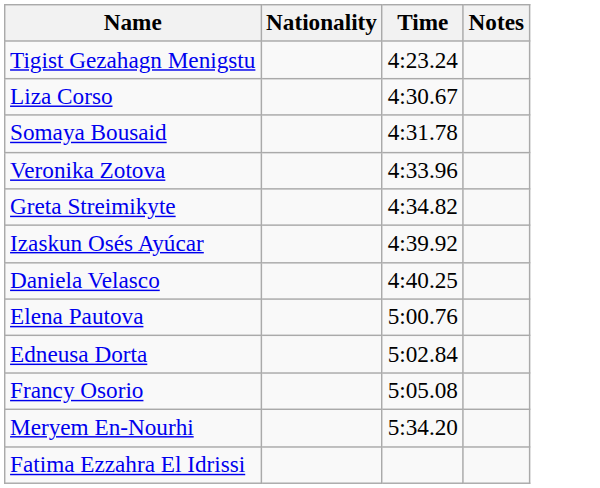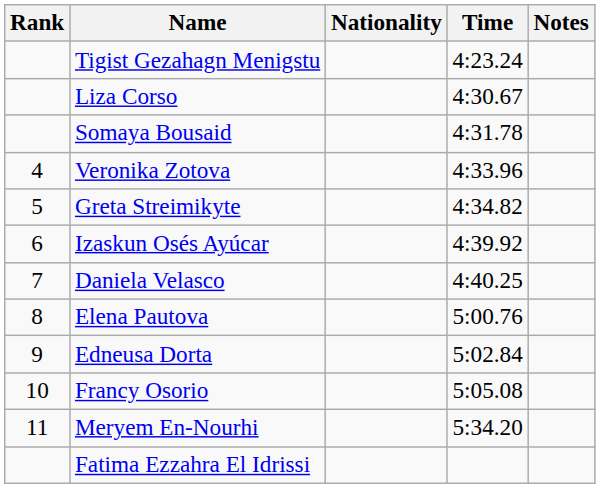+ column: (37, 22)
